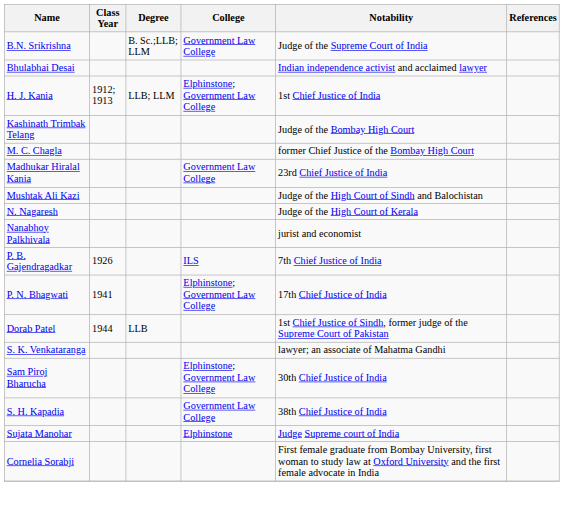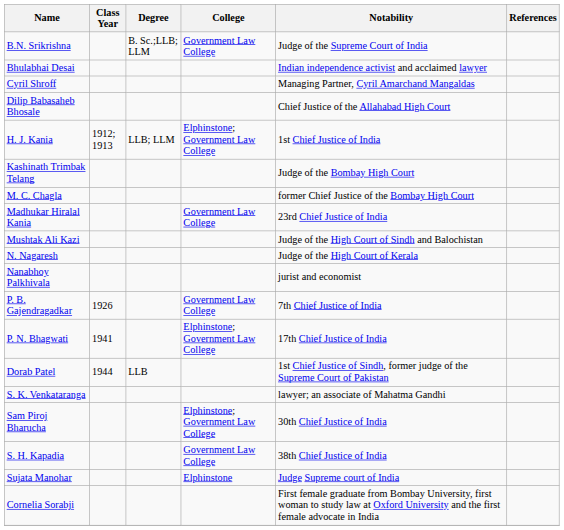+ row: (31, 84)
+ row: (41, 106)
(191, 261) ILS -> (219, 305) Government Law College
